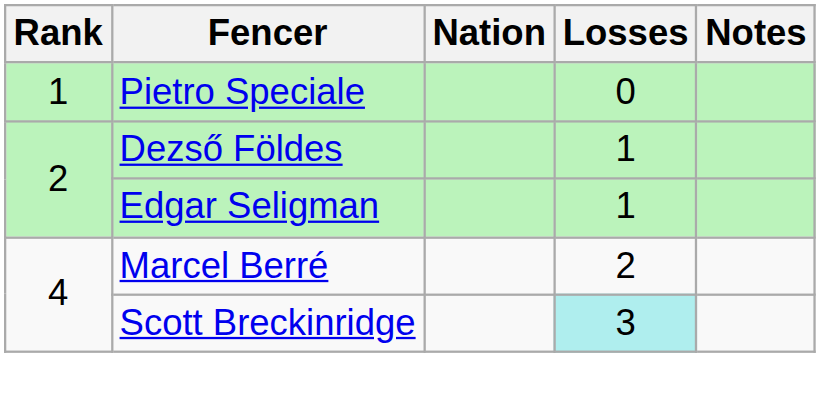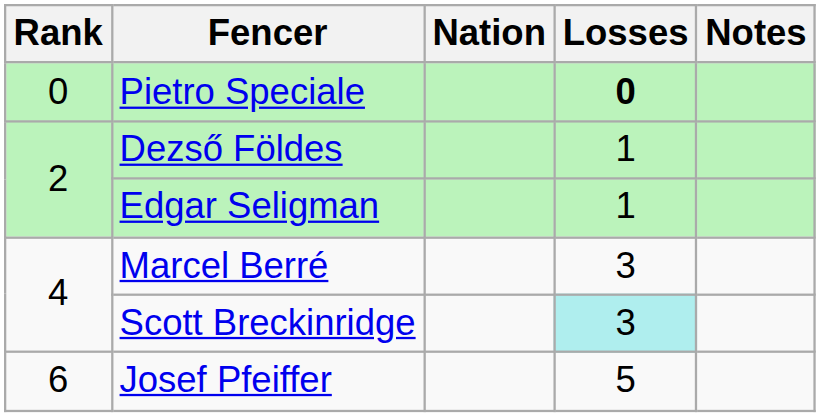(58, 91) 1 -> (58, 91) 0
(626, 91) normal -> (626, 91) bold
(626, 264) 2 -> (626, 264) 3
+ row: (226, 380)
